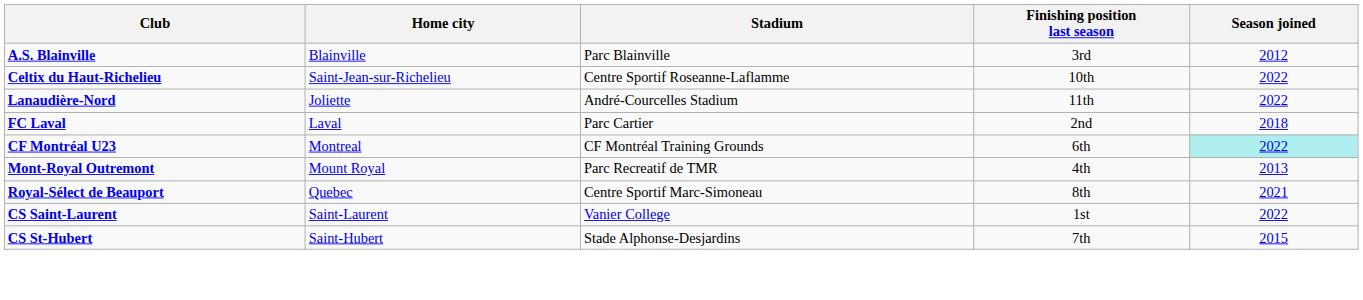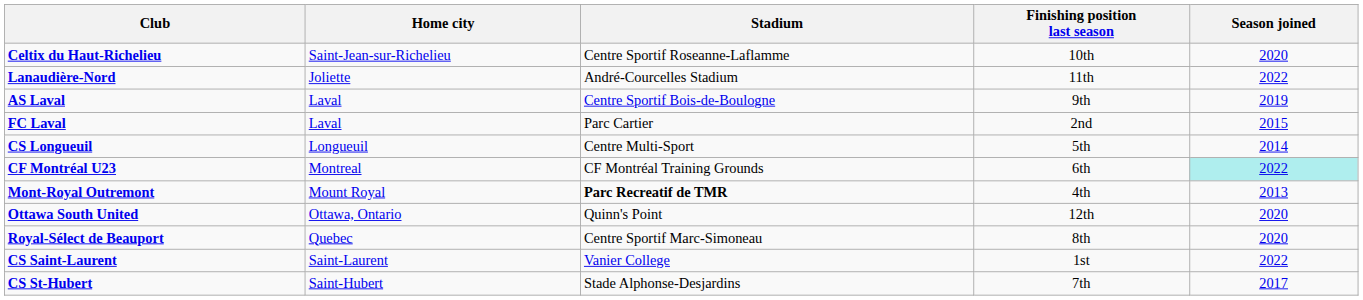- row: (52, 54)
(1274, 77) 2022 -> (1274, 54) 2020
+ row: (36, 100)
(1274, 123) 2018 -> (1274, 123) 2015
+ row: (50, 146)
(651, 169) normal -> (656, 191) bold
+ row: (73, 214)
(1274, 191) 2021 -> (1274, 237) 2020
(1274, 237) 2015 -> (1274, 283) 2017
